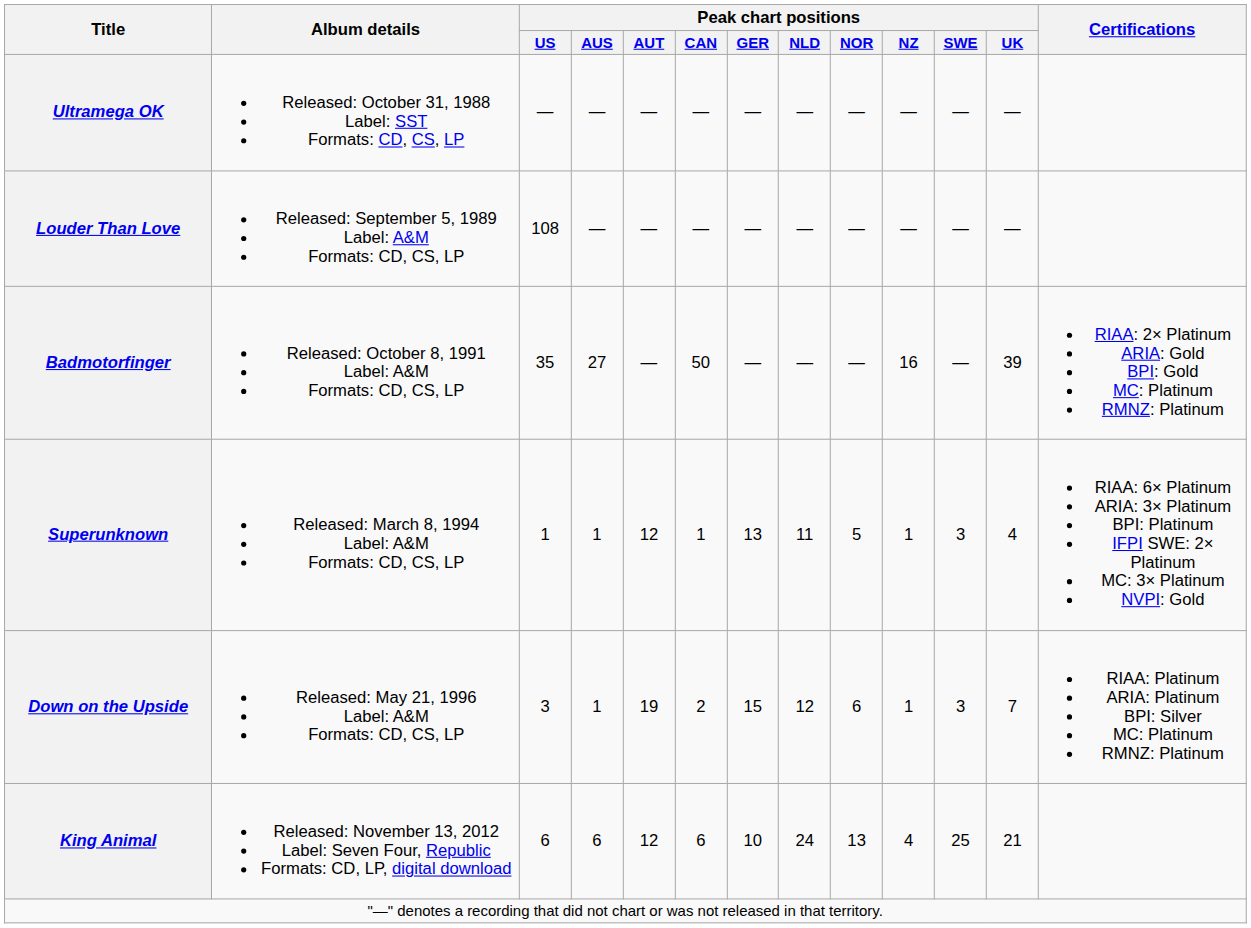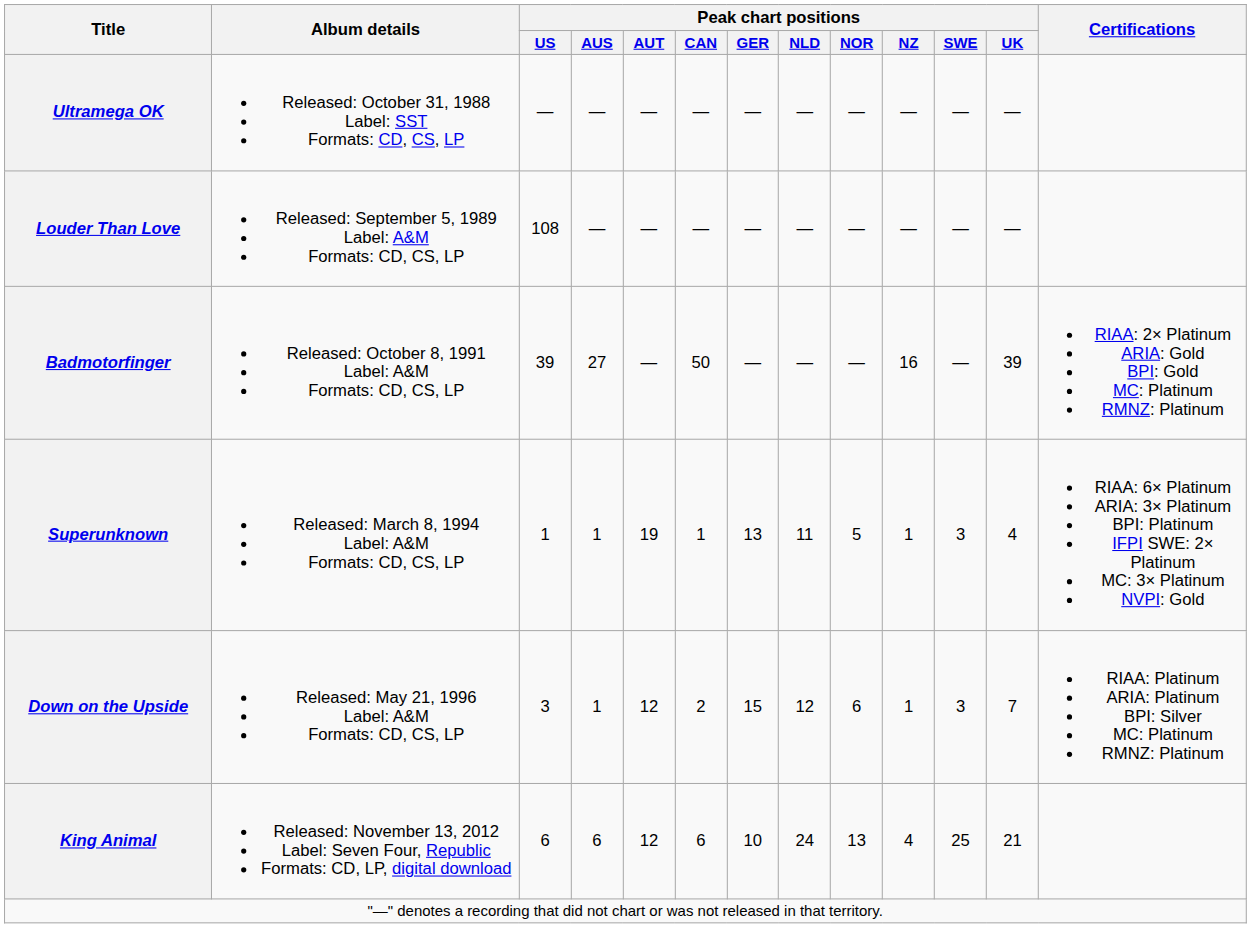(545, 362) 35 -> (545, 362) 39
(649, 534) 12 -> (649, 534) 19
(649, 706) 19 -> (649, 706) 12
